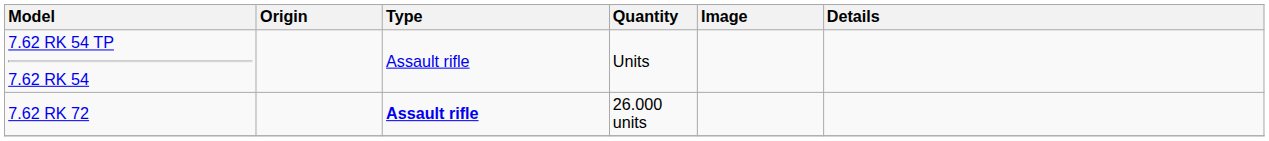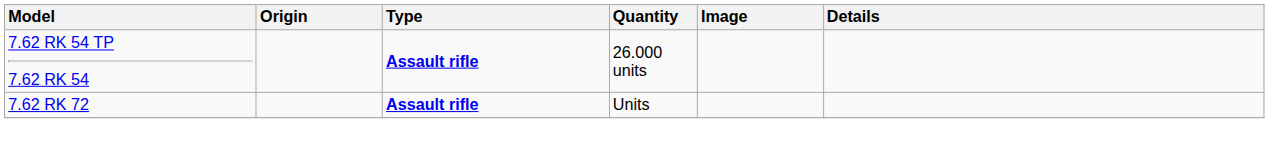(428, 61) normal -> (432, 61) bold
(631, 61) Units -> (637, 61) 26.000 units
(637, 114) 26.000 units -> (631, 104) Units
